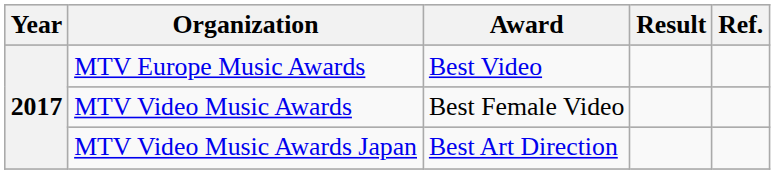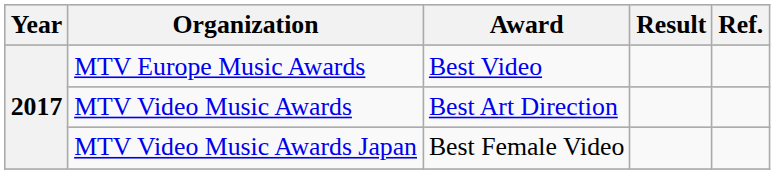(527, 106) Best Female Video -> (523, 106) Best Art Direction
(523, 147) Best Art Direction -> (527, 147) Best Female Video
